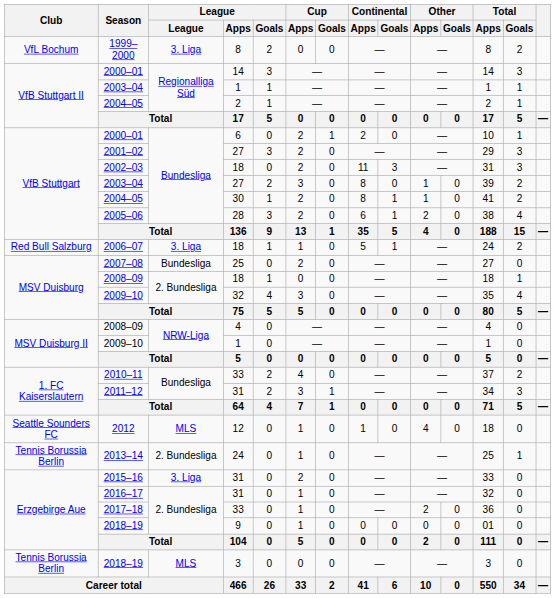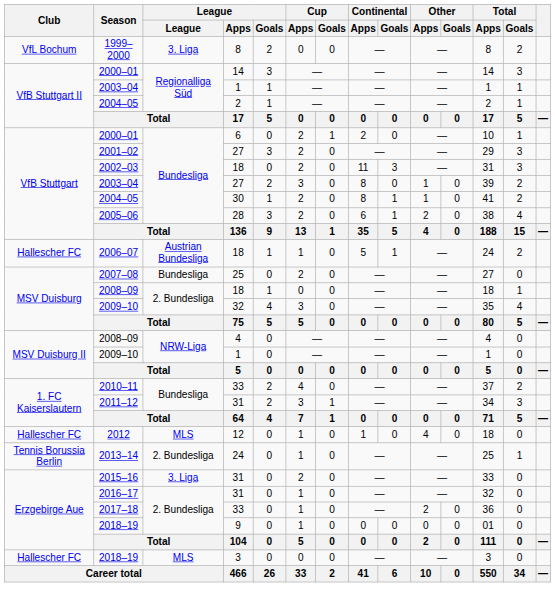(51, 247) Red Bull Salzburg -> (49, 253) Hallescher FC
(186, 247) 3. Liga -> (183, 253) Austrian Bundesliga
(51, 429) Seattle Sounders FC -> (49, 434) Hallescher FC
(51, 563) Tennis Borussia Berlin -> (49, 558) Hallescher FC
